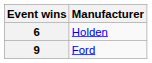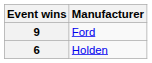rows swapped: (37, 50) <-> (37, 32)
